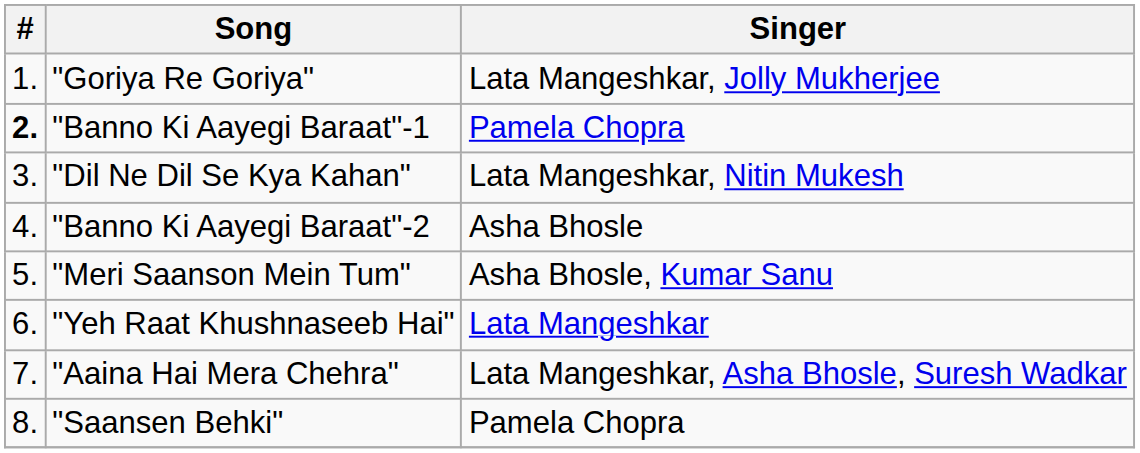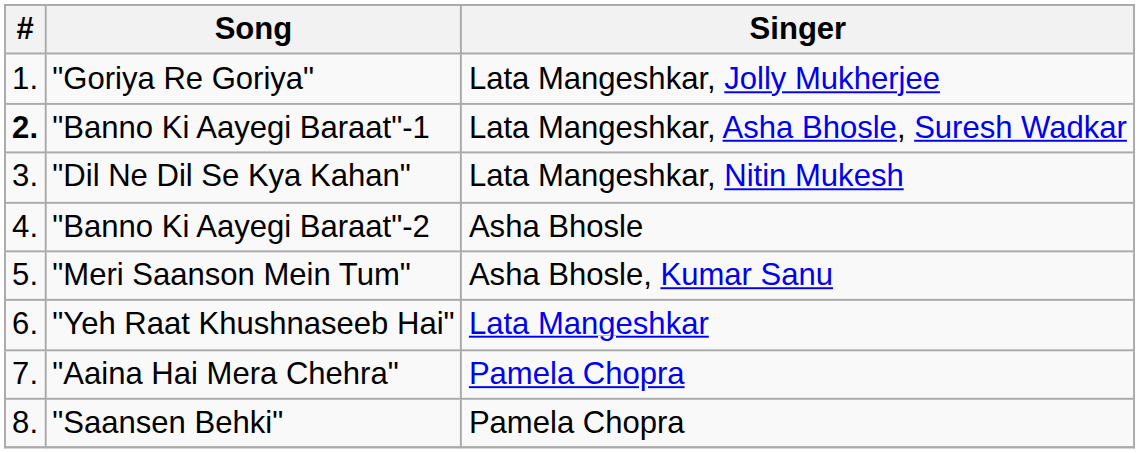(577, 127) Pamela Chopra -> (798, 127) Lata Mangeshkar, Asha Bhosle, Suresh Wadkar
(798, 373) Lata Mangeshkar, Asha Bhosle, Suresh Wadkar -> (577, 373) Pamela Chopra
